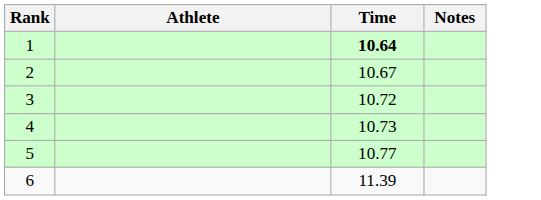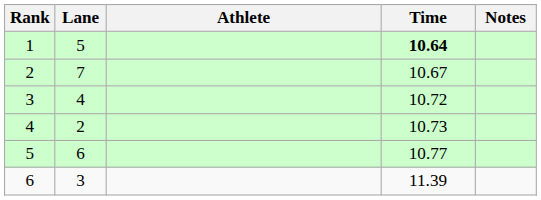+ column: (81, 18)
